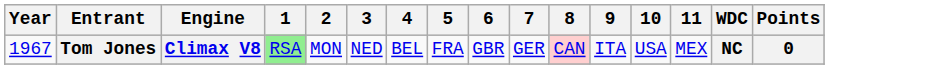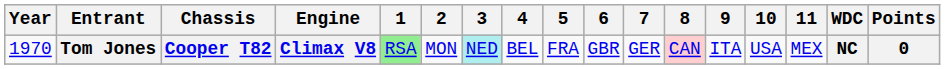+ column: (218, 19)
(30, 49) 1967 -> (30, 49) 1970
(367, 49) no background -> (482, 49) paleturquoise background
